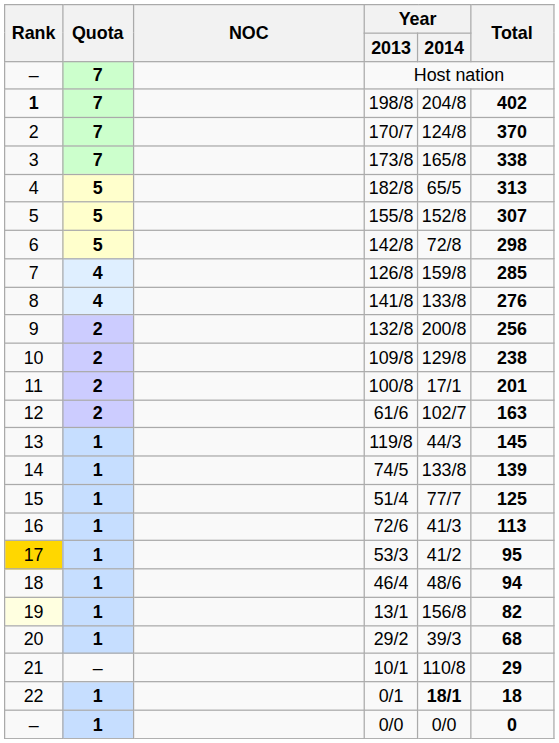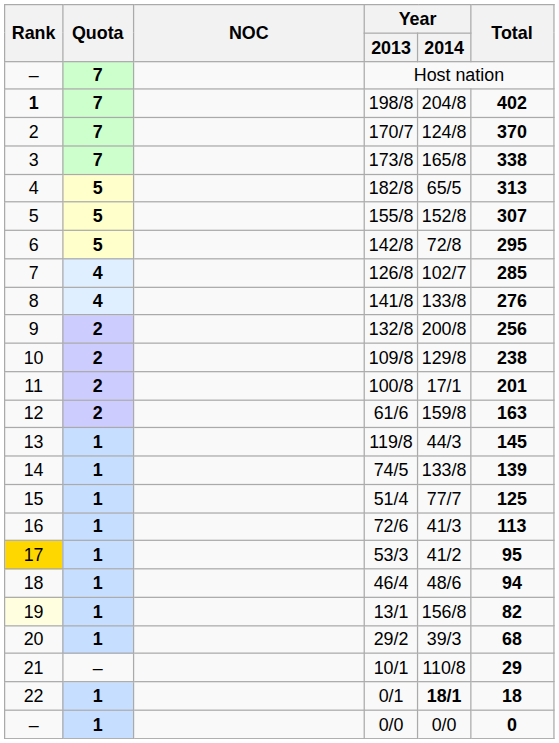(512, 245) 298 -> (512, 245) 295
(444, 273) 159/8 -> (444, 273) 102/7
(444, 414) 102/7 -> (444, 414) 159/8
